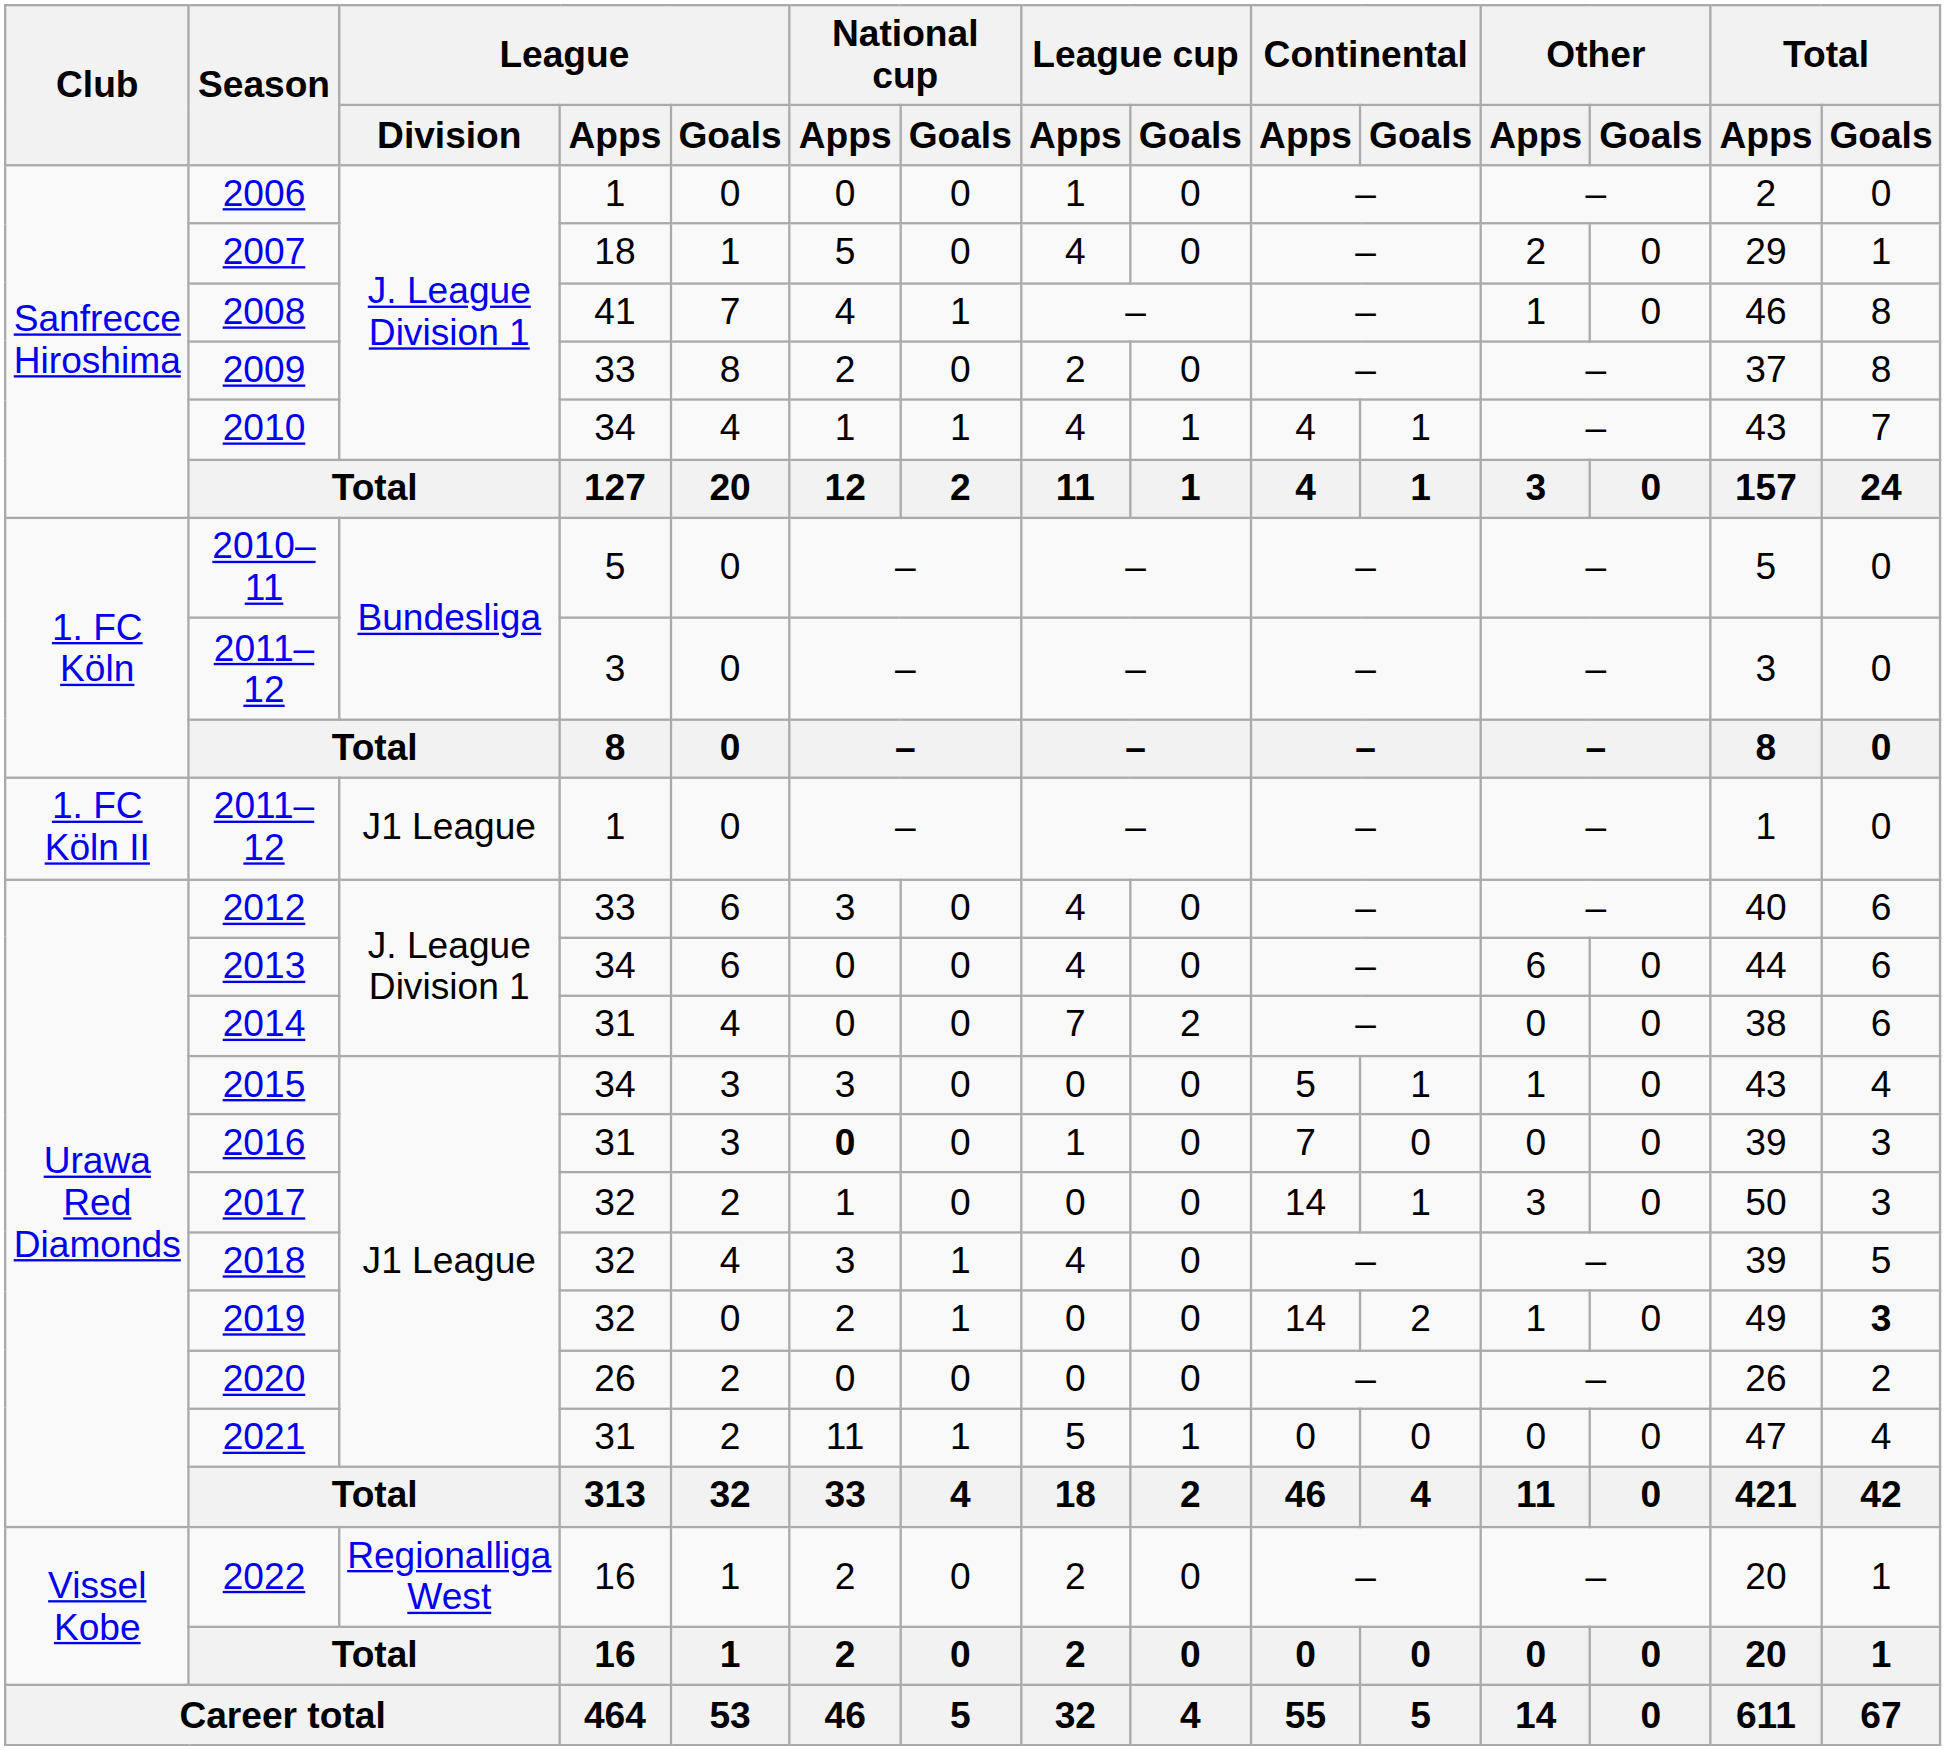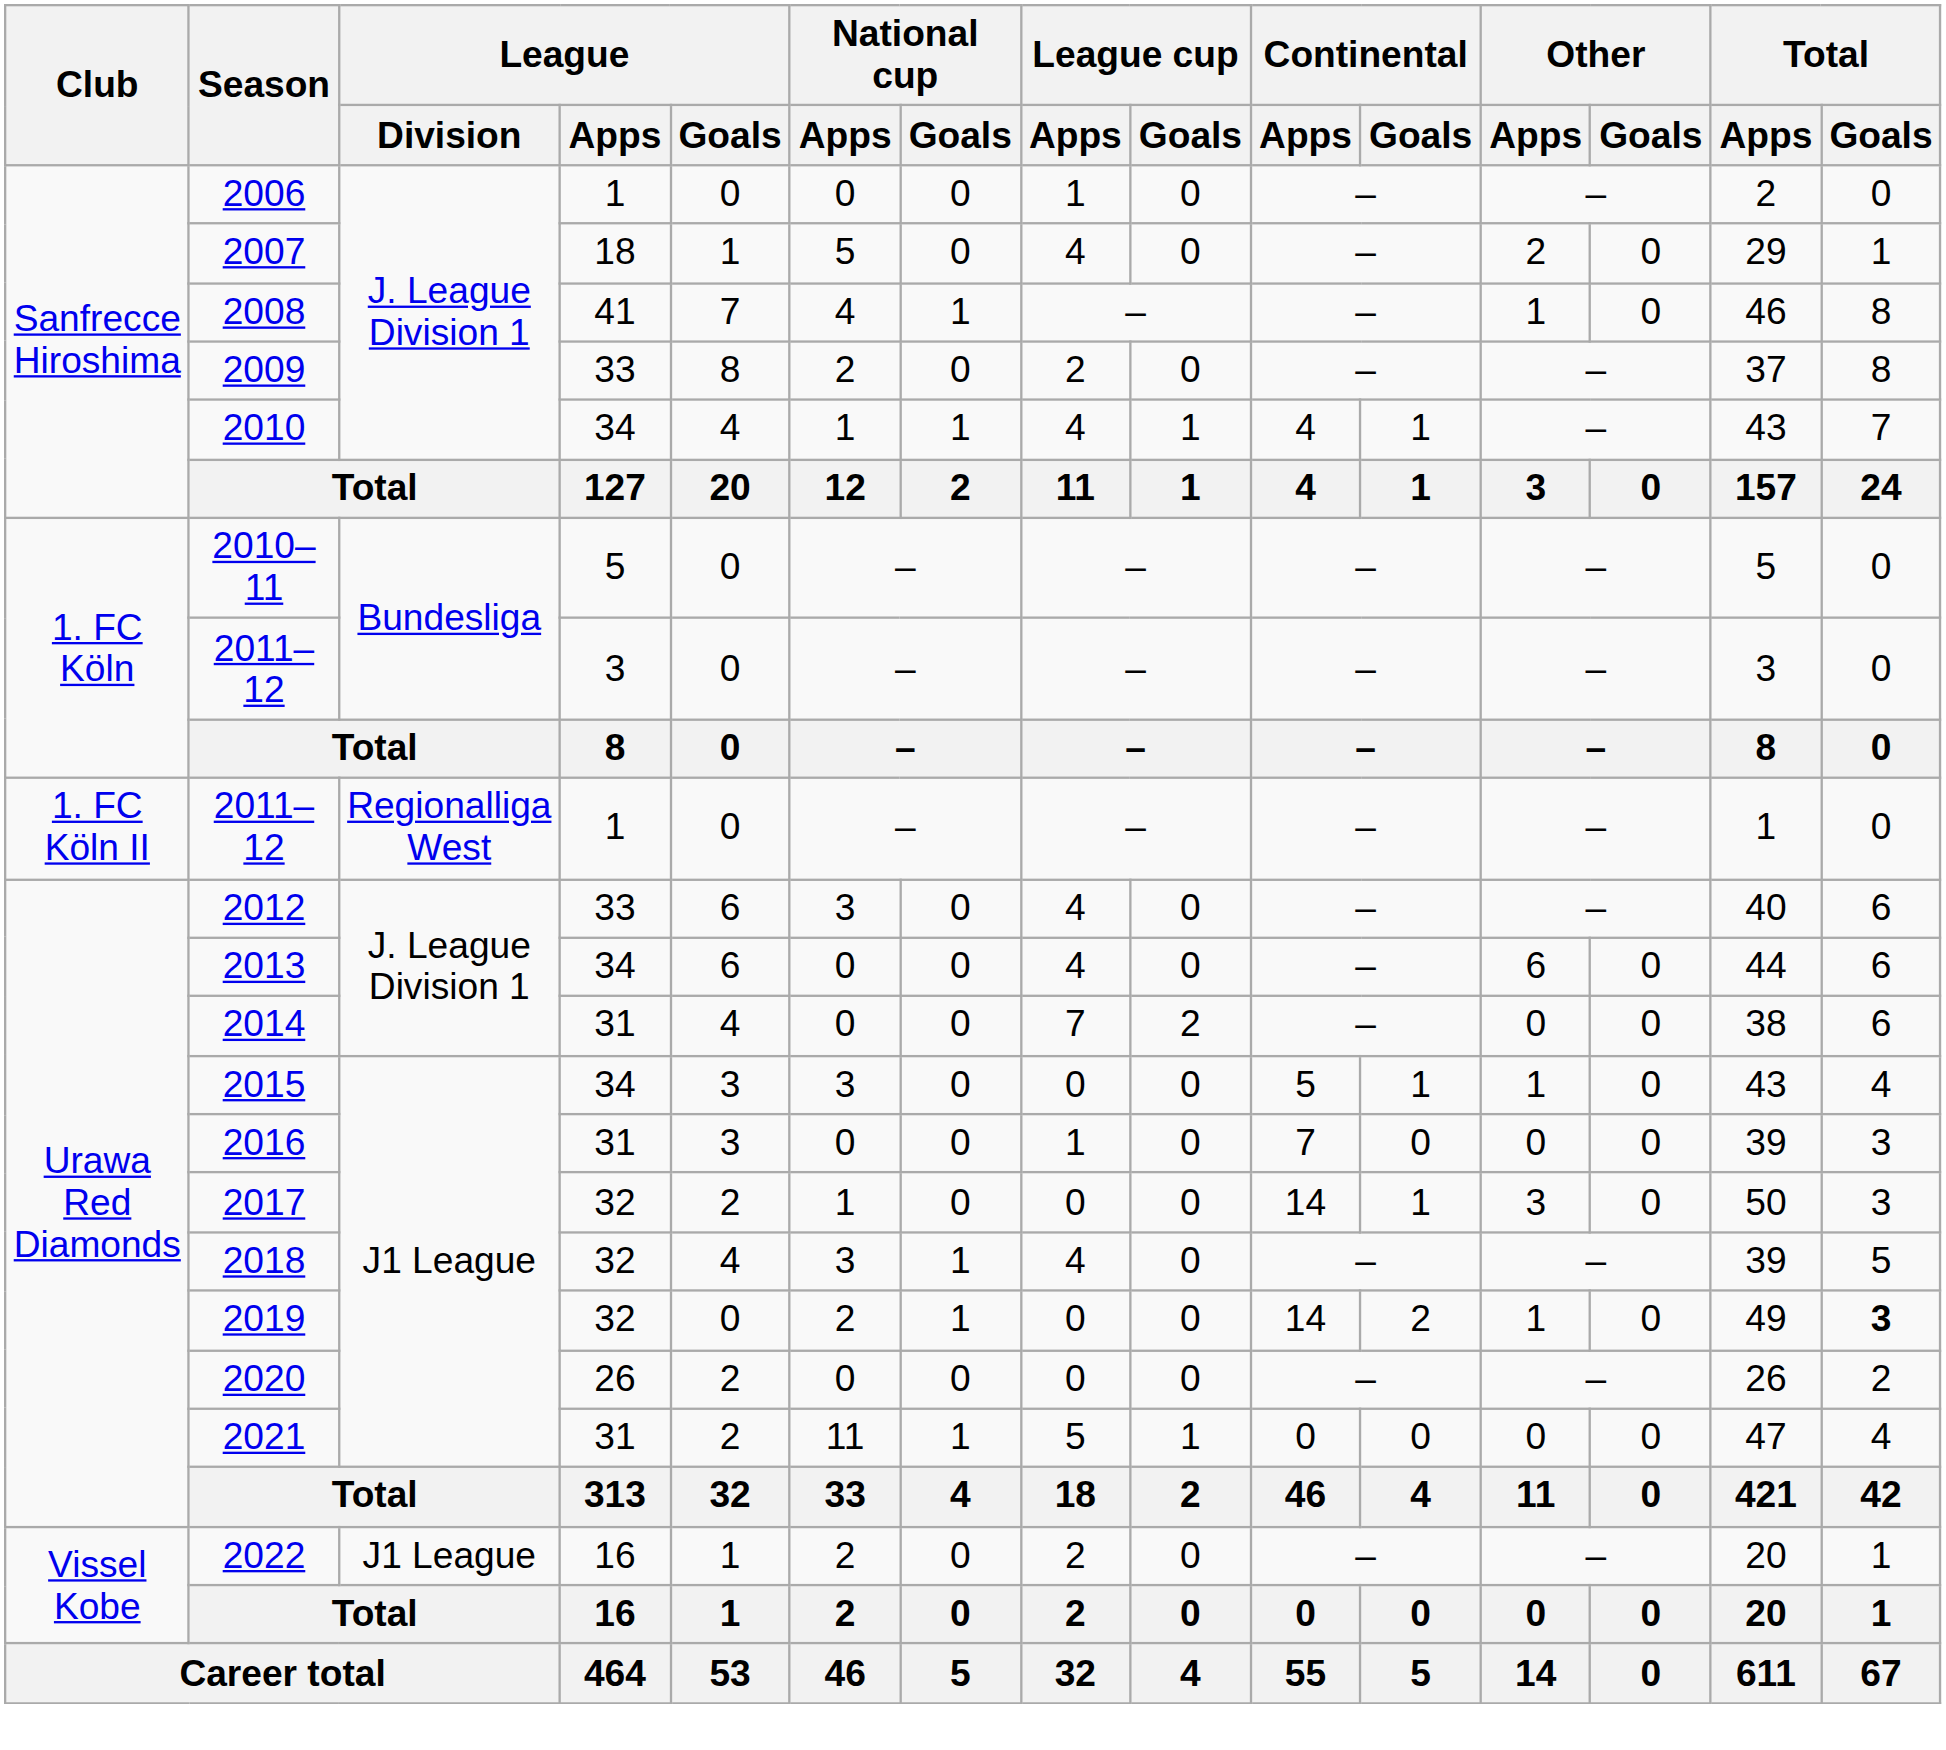(449, 827) J1 League -> (449, 827) Regionalliga West
(845, 1142) bold -> (845, 1142) normal
(449, 1575) Regionalliga West -> (449, 1554) J1 League
